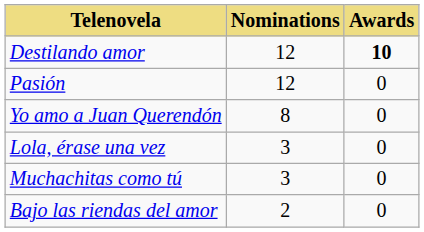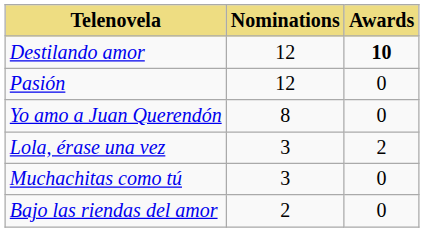(382, 147) 0 -> (382, 147) 2
